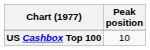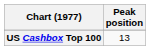(124, 38) 10 -> (124, 38) 13
